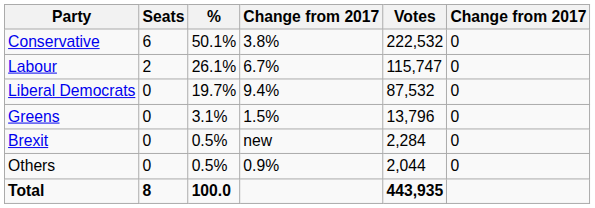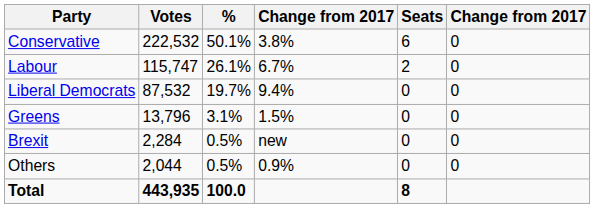columns swapped: (415, 16) <-> (163, 16)
